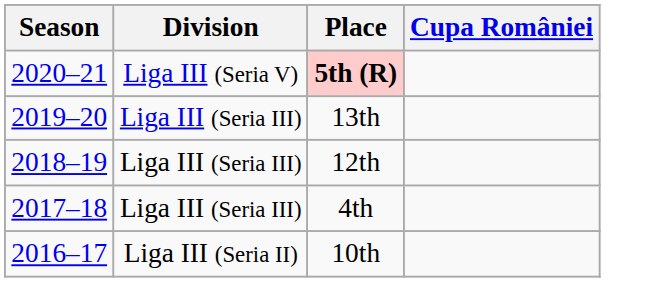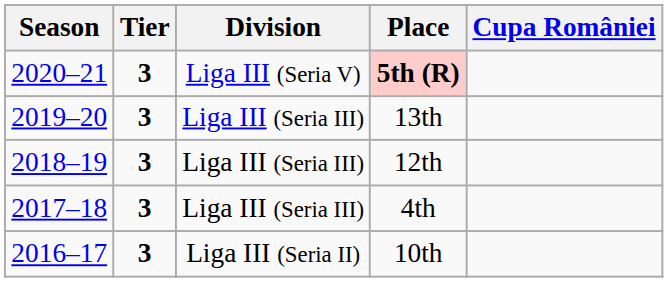+ column: (145, 27)
